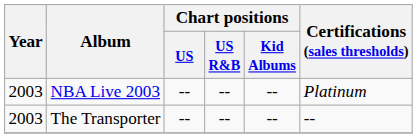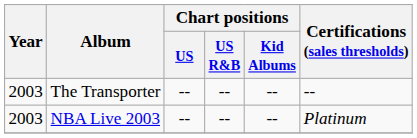rows swapped: (105, 91) <-> (106, 118)
